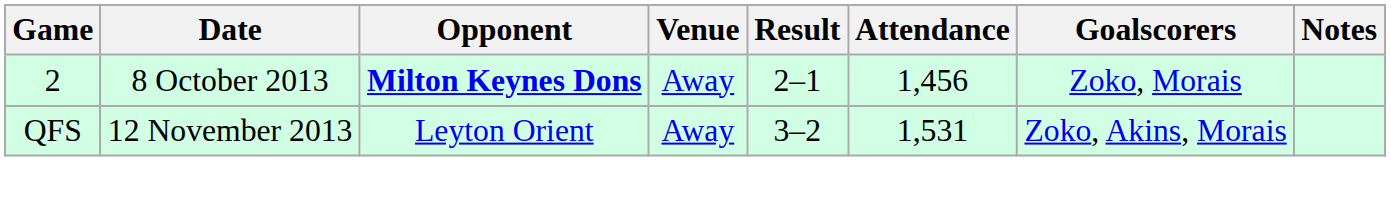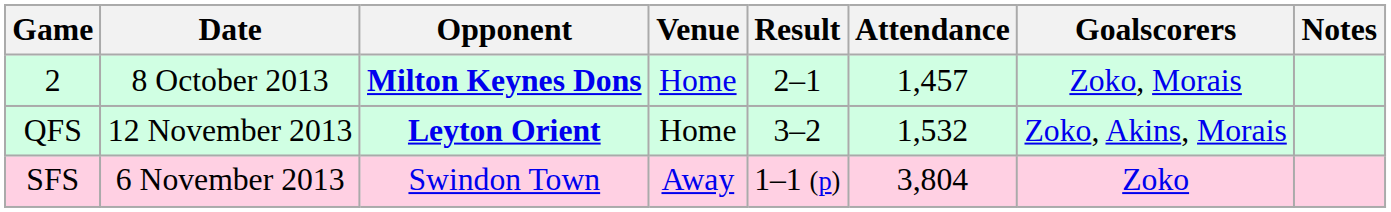(698, 79) Away -> (698, 79) Home
(932, 79) 1,456 -> (932, 79) 1,457
(504, 130) normal -> (504, 130) bold
(698, 130) Away -> (698, 130) Home
(932, 130) 1,531 -> (932, 130) 1,532
+ row: (53, 180)
